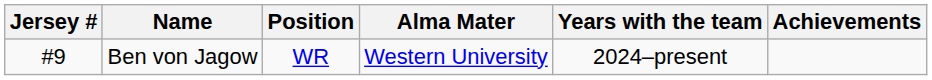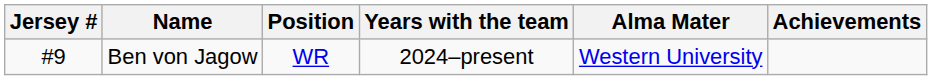columns swapped: (660, 21) <-> (456, 21)
